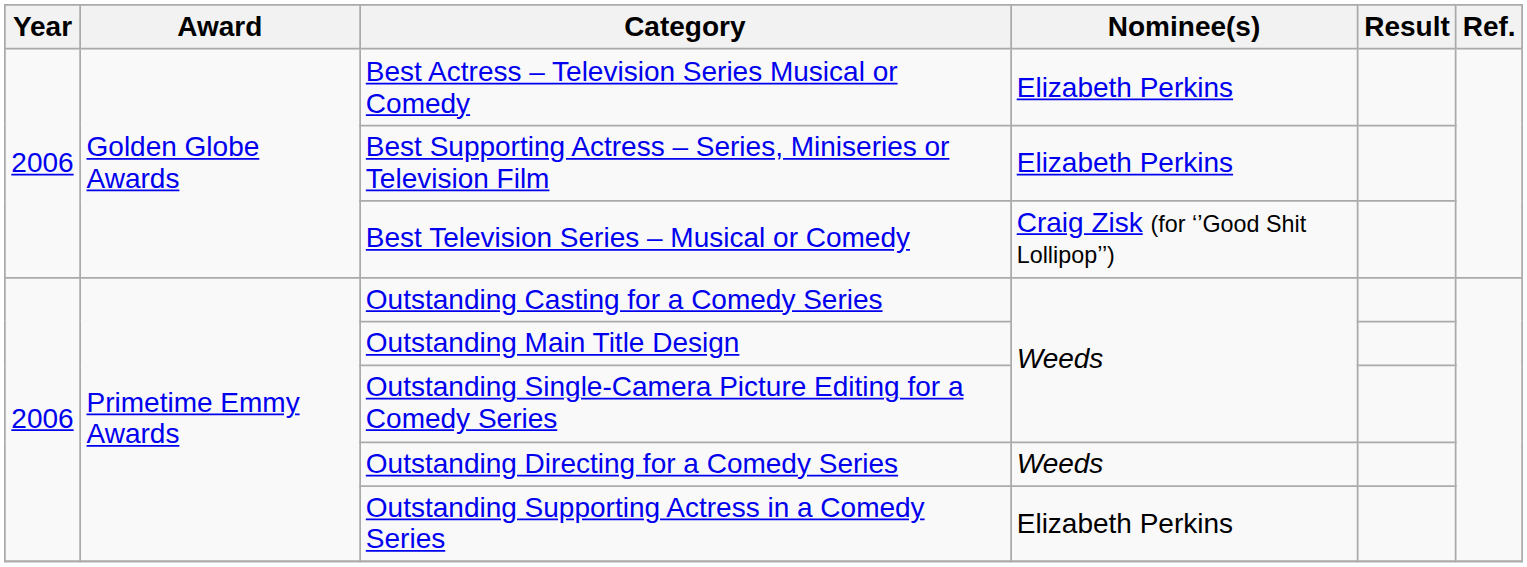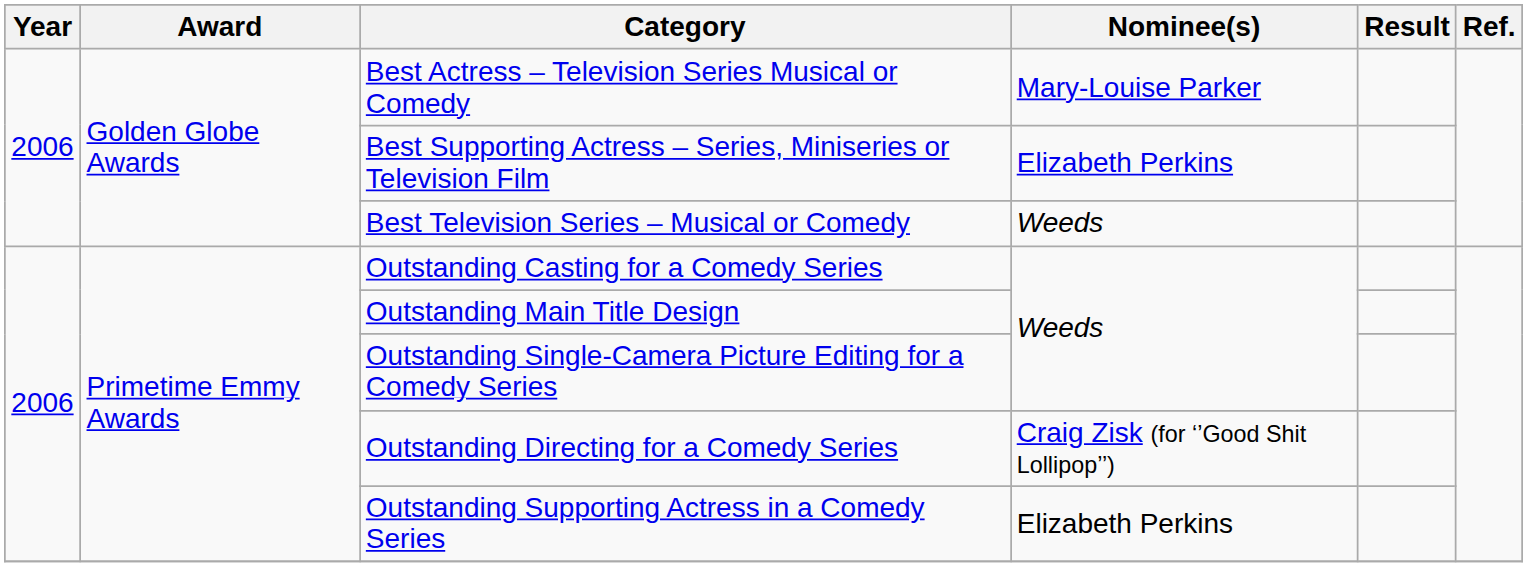(1125, 86) Elizabeth Perkins -> (1139, 86) Mary-Louise Parker
(1161, 238) Craig Zisk (for ‘’Good Shit Lollipop’’) -> (1060, 222) Weeds
(1060, 463) Weeds -> (1161, 447) Craig Zisk (for ‘’Good Shit Lollipop’’)
